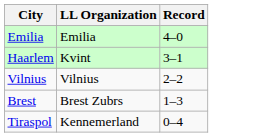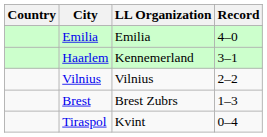+ column: (32, 15)
(75, 57) Kvint -> (154, 57) Kennemerland
(100, 121) Kennemerland -> (130, 121) Kvint
